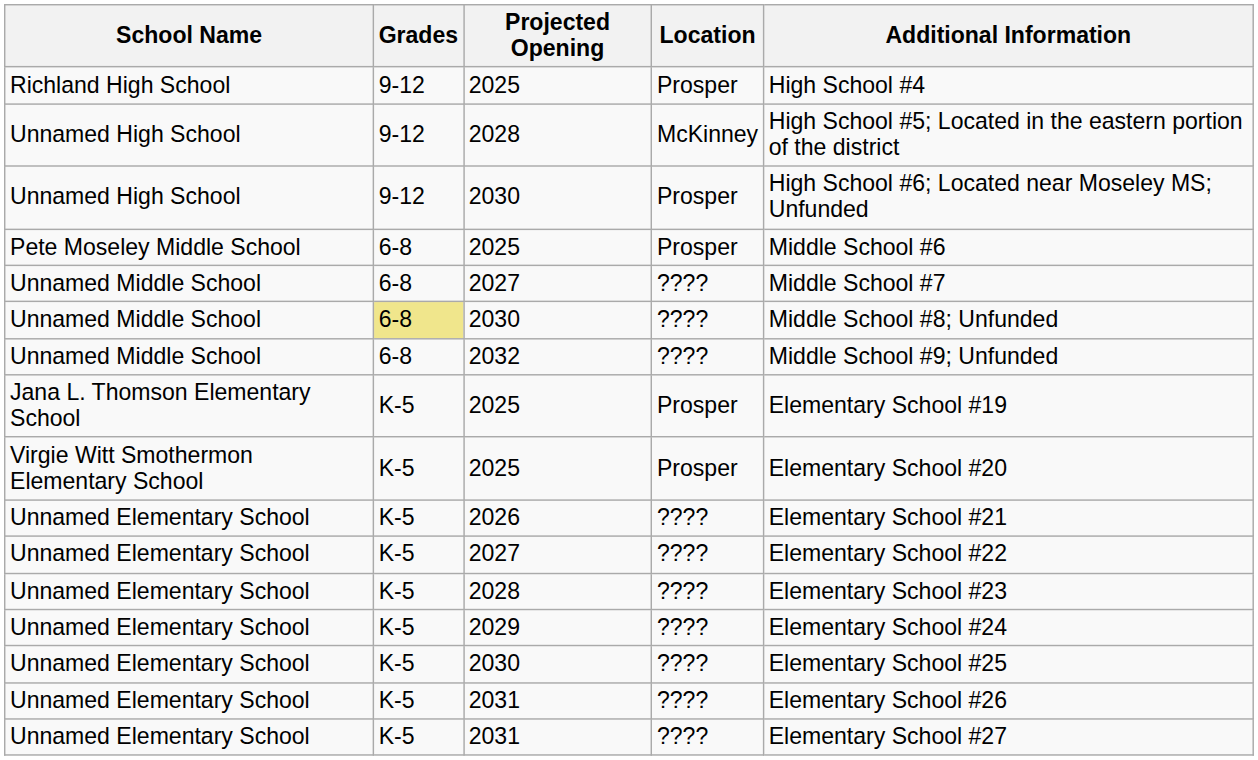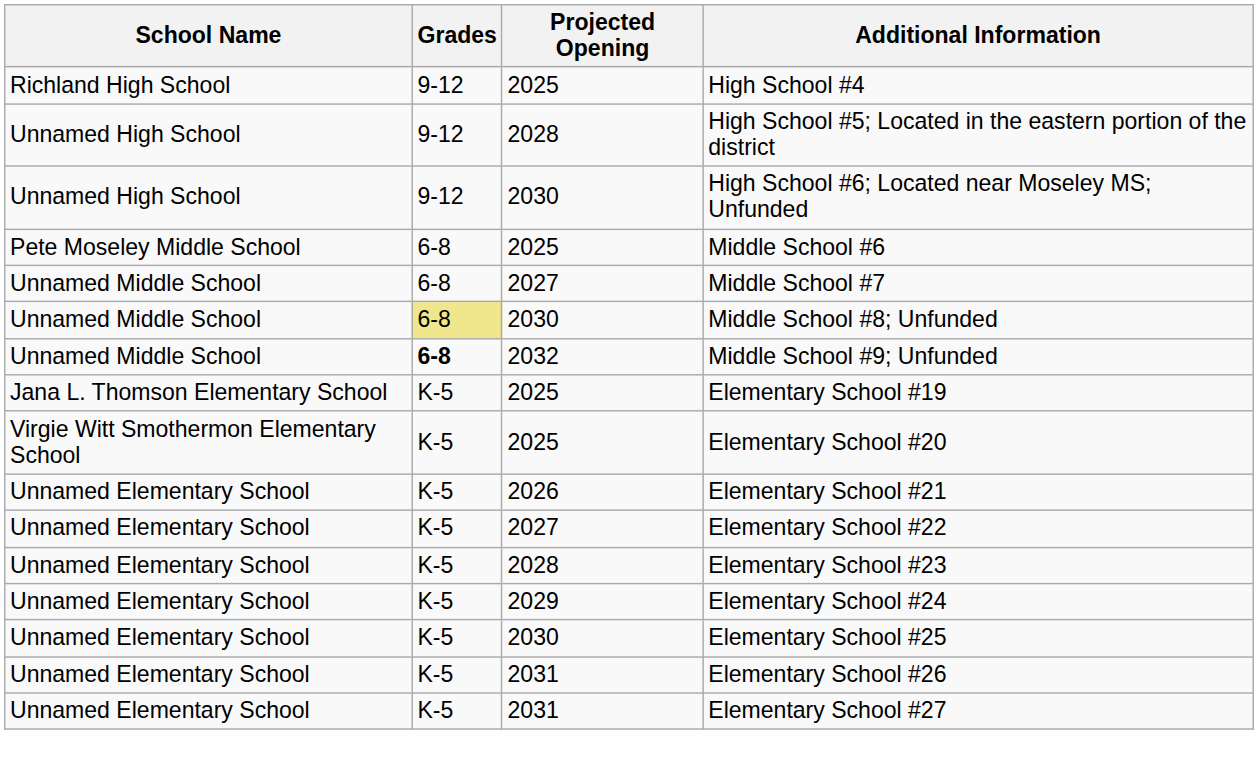- column: (708, 35)
(395, 356) normal -> (434, 356) bold
